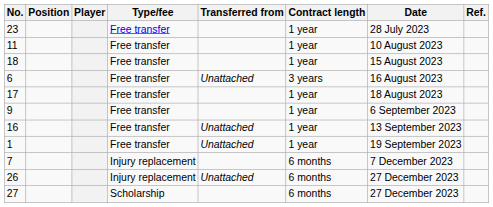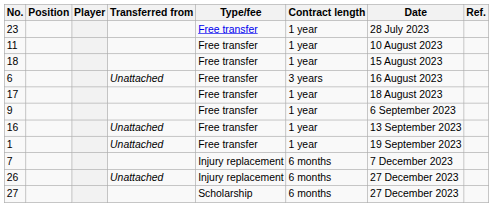columns swapped: (242, 12) <-> (153, 12)
